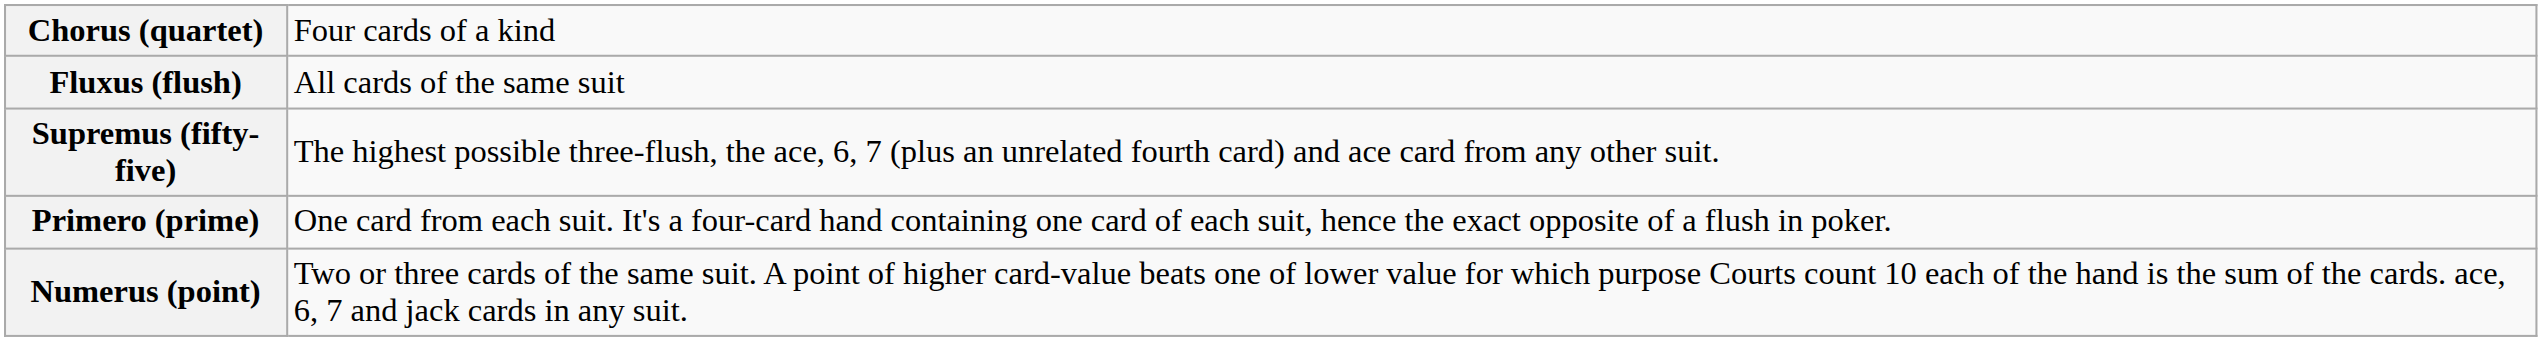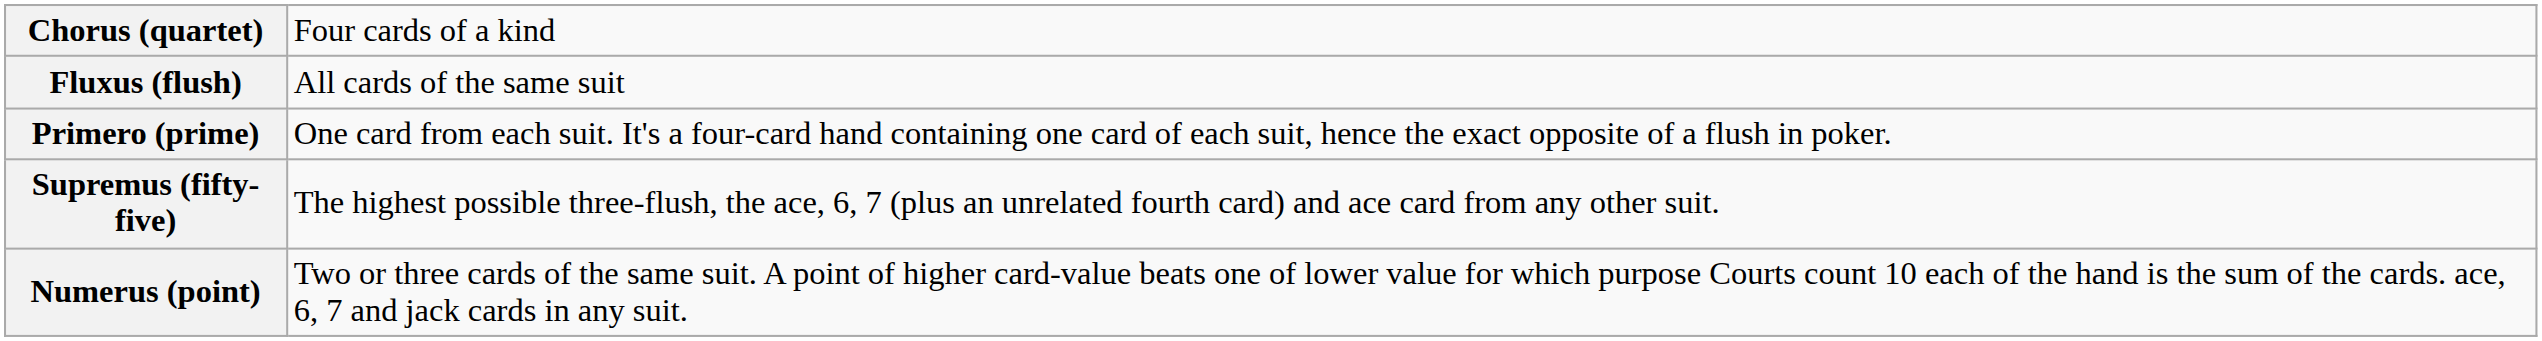rows swapped: (146, 151) <-> (146, 221)
